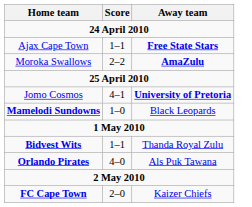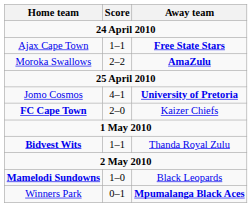rows swapped: (53, 194) <-> (53, 111)
- row: (53, 161)
+ row: (53, 194)
